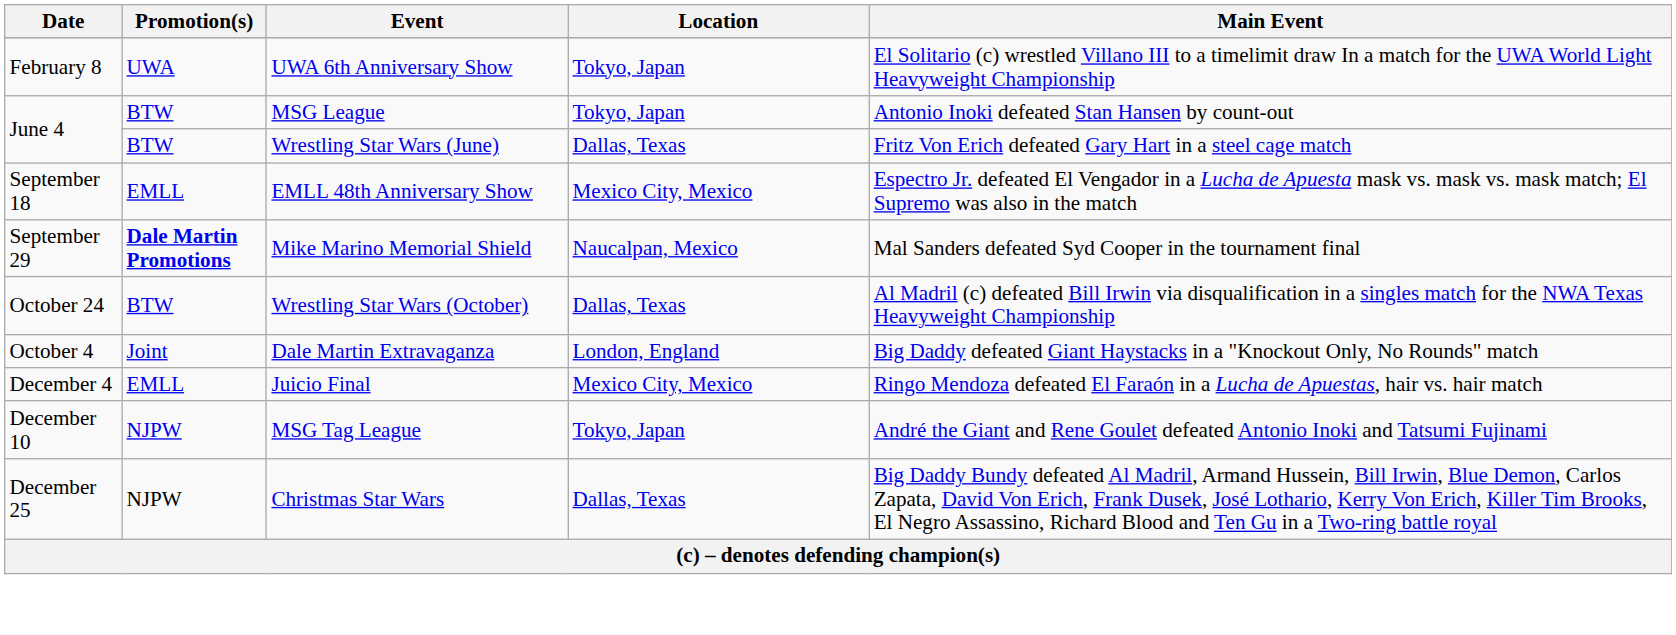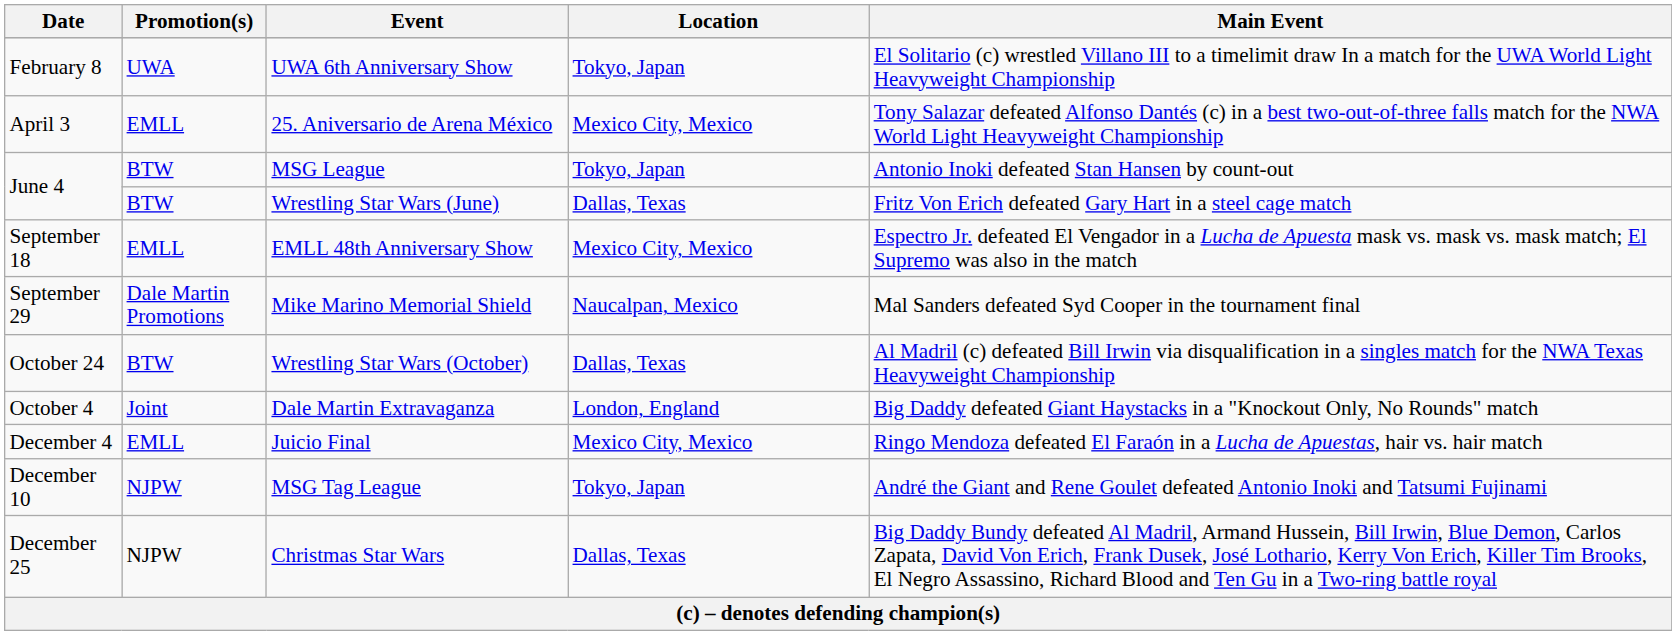+ row: (412, 123)
(182, 248) bold -> (178, 305) normal
